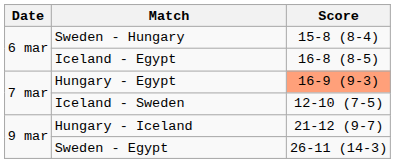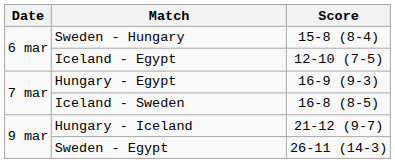(339, 60) 16-8 (8-5) -> (339, 60) 12-10 (7-5)
(339, 82) lightsalmon background -> (339, 82) no background
(339, 104) 12-10 (7-5) -> (339, 104) 16-8 (8-5)
